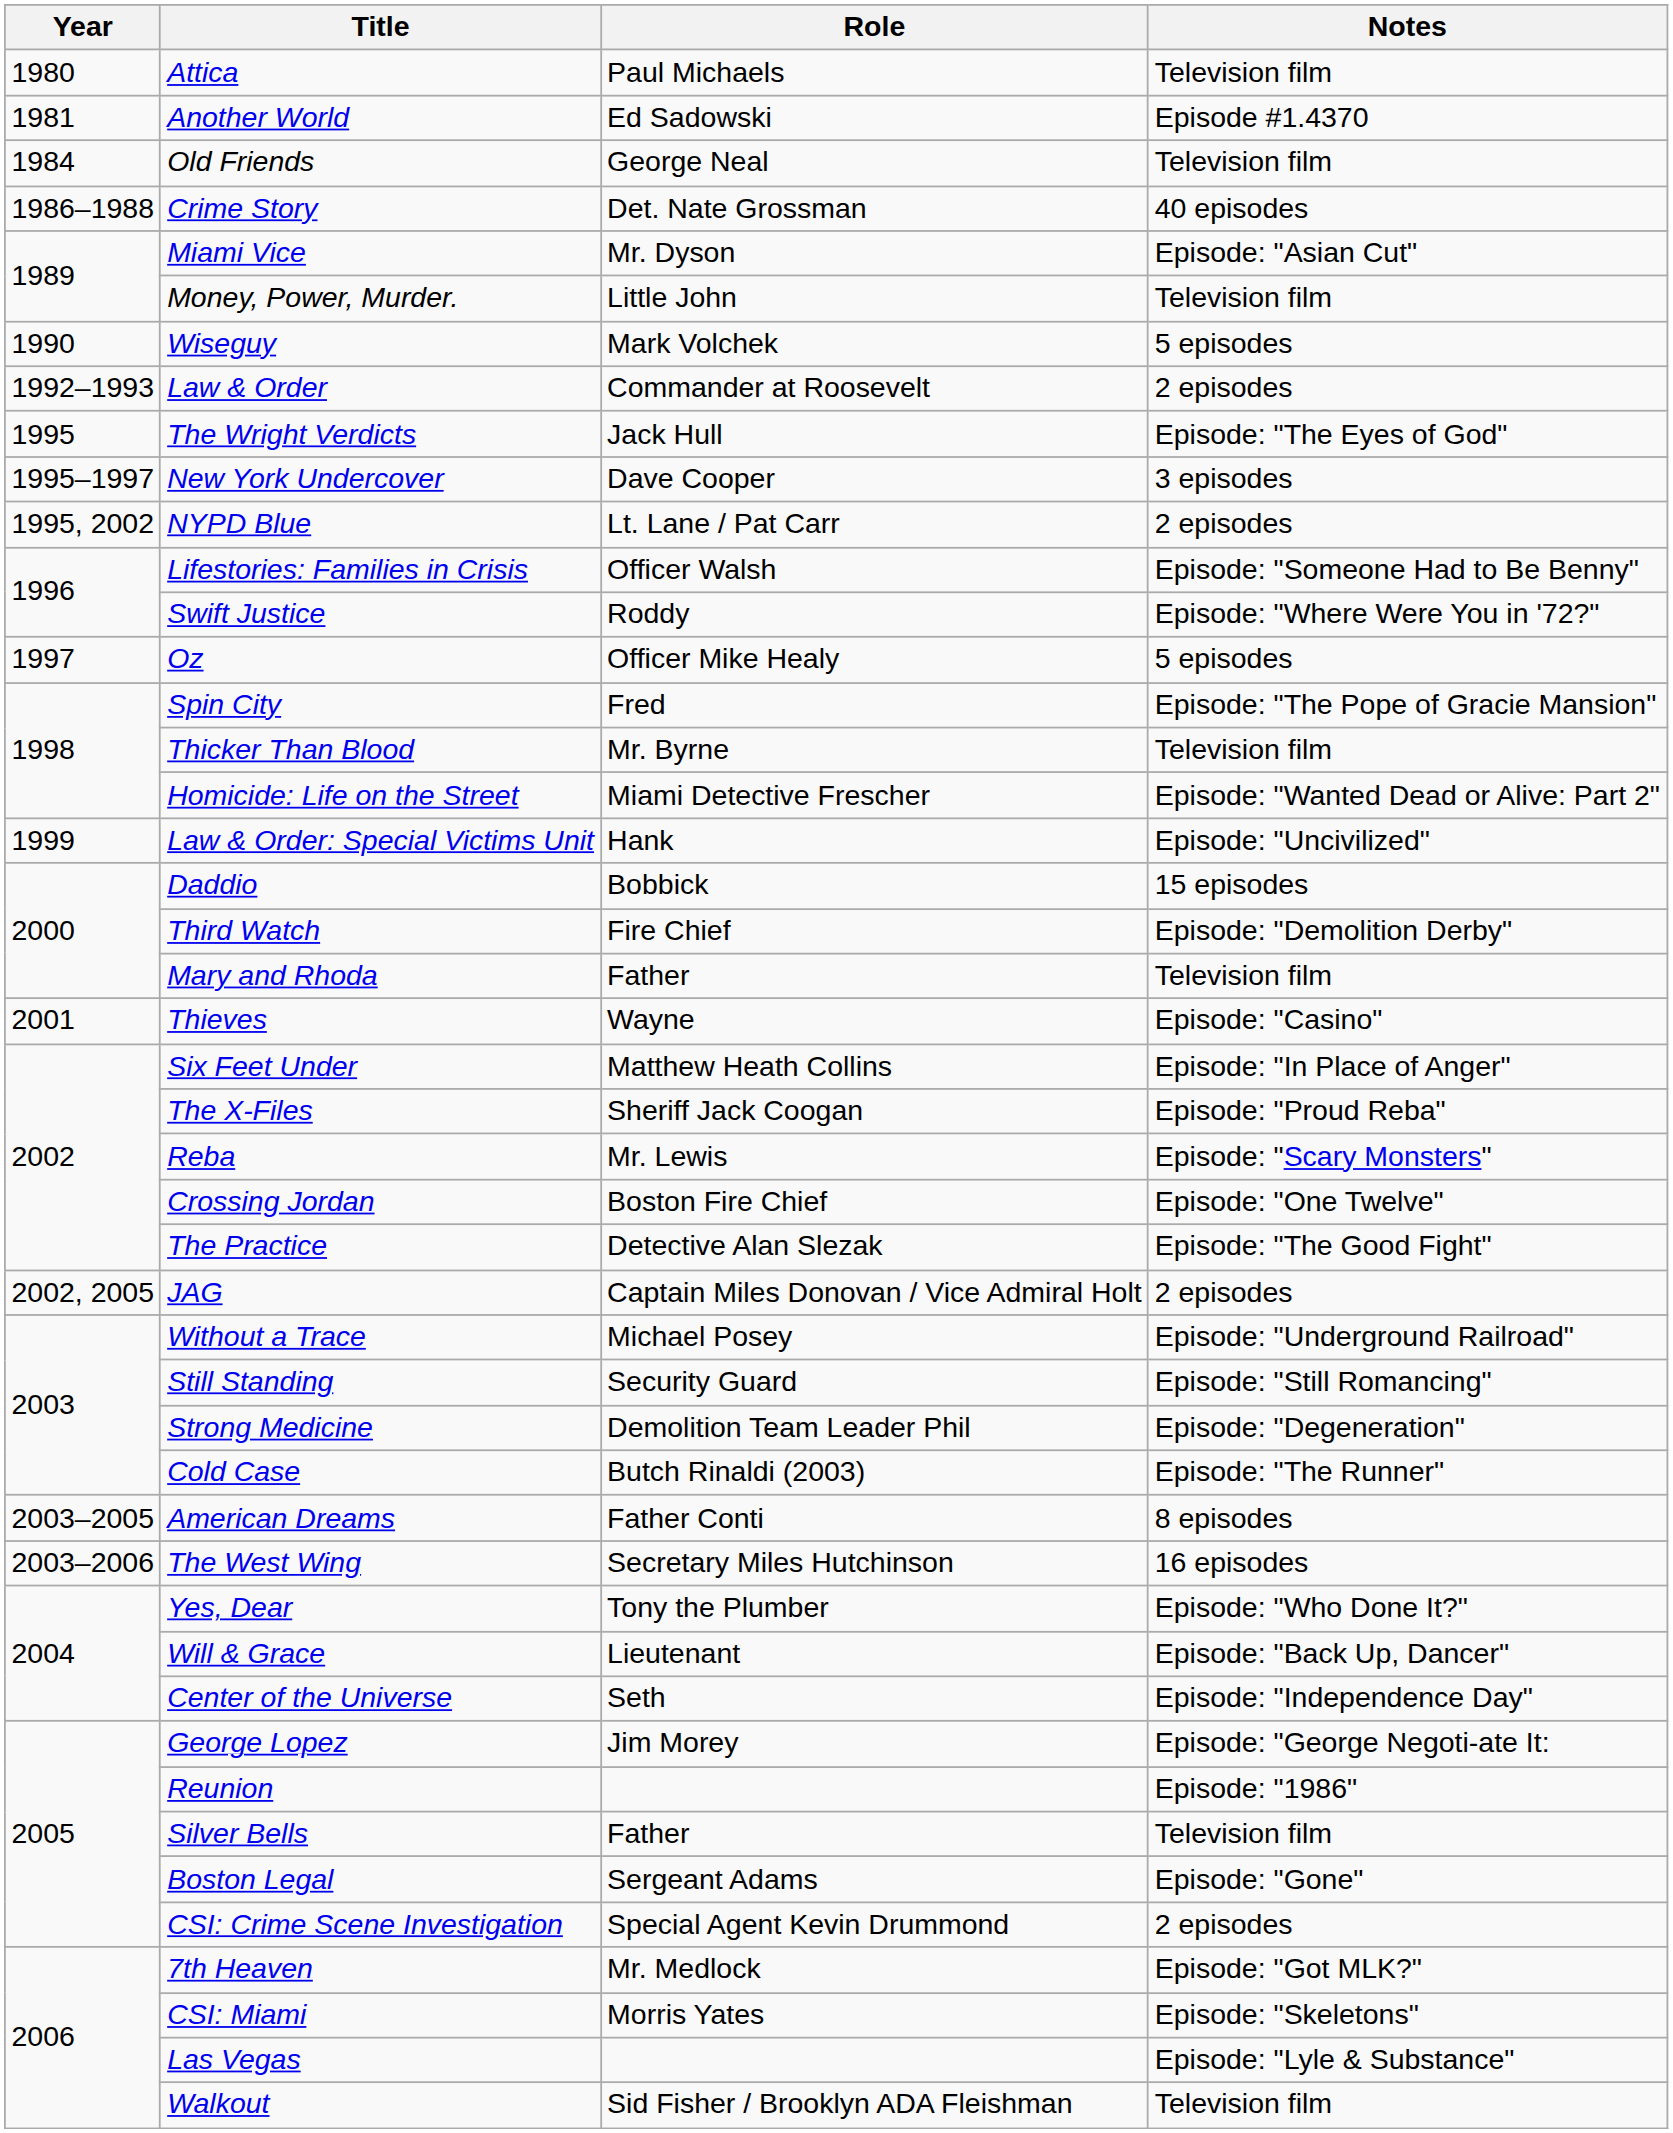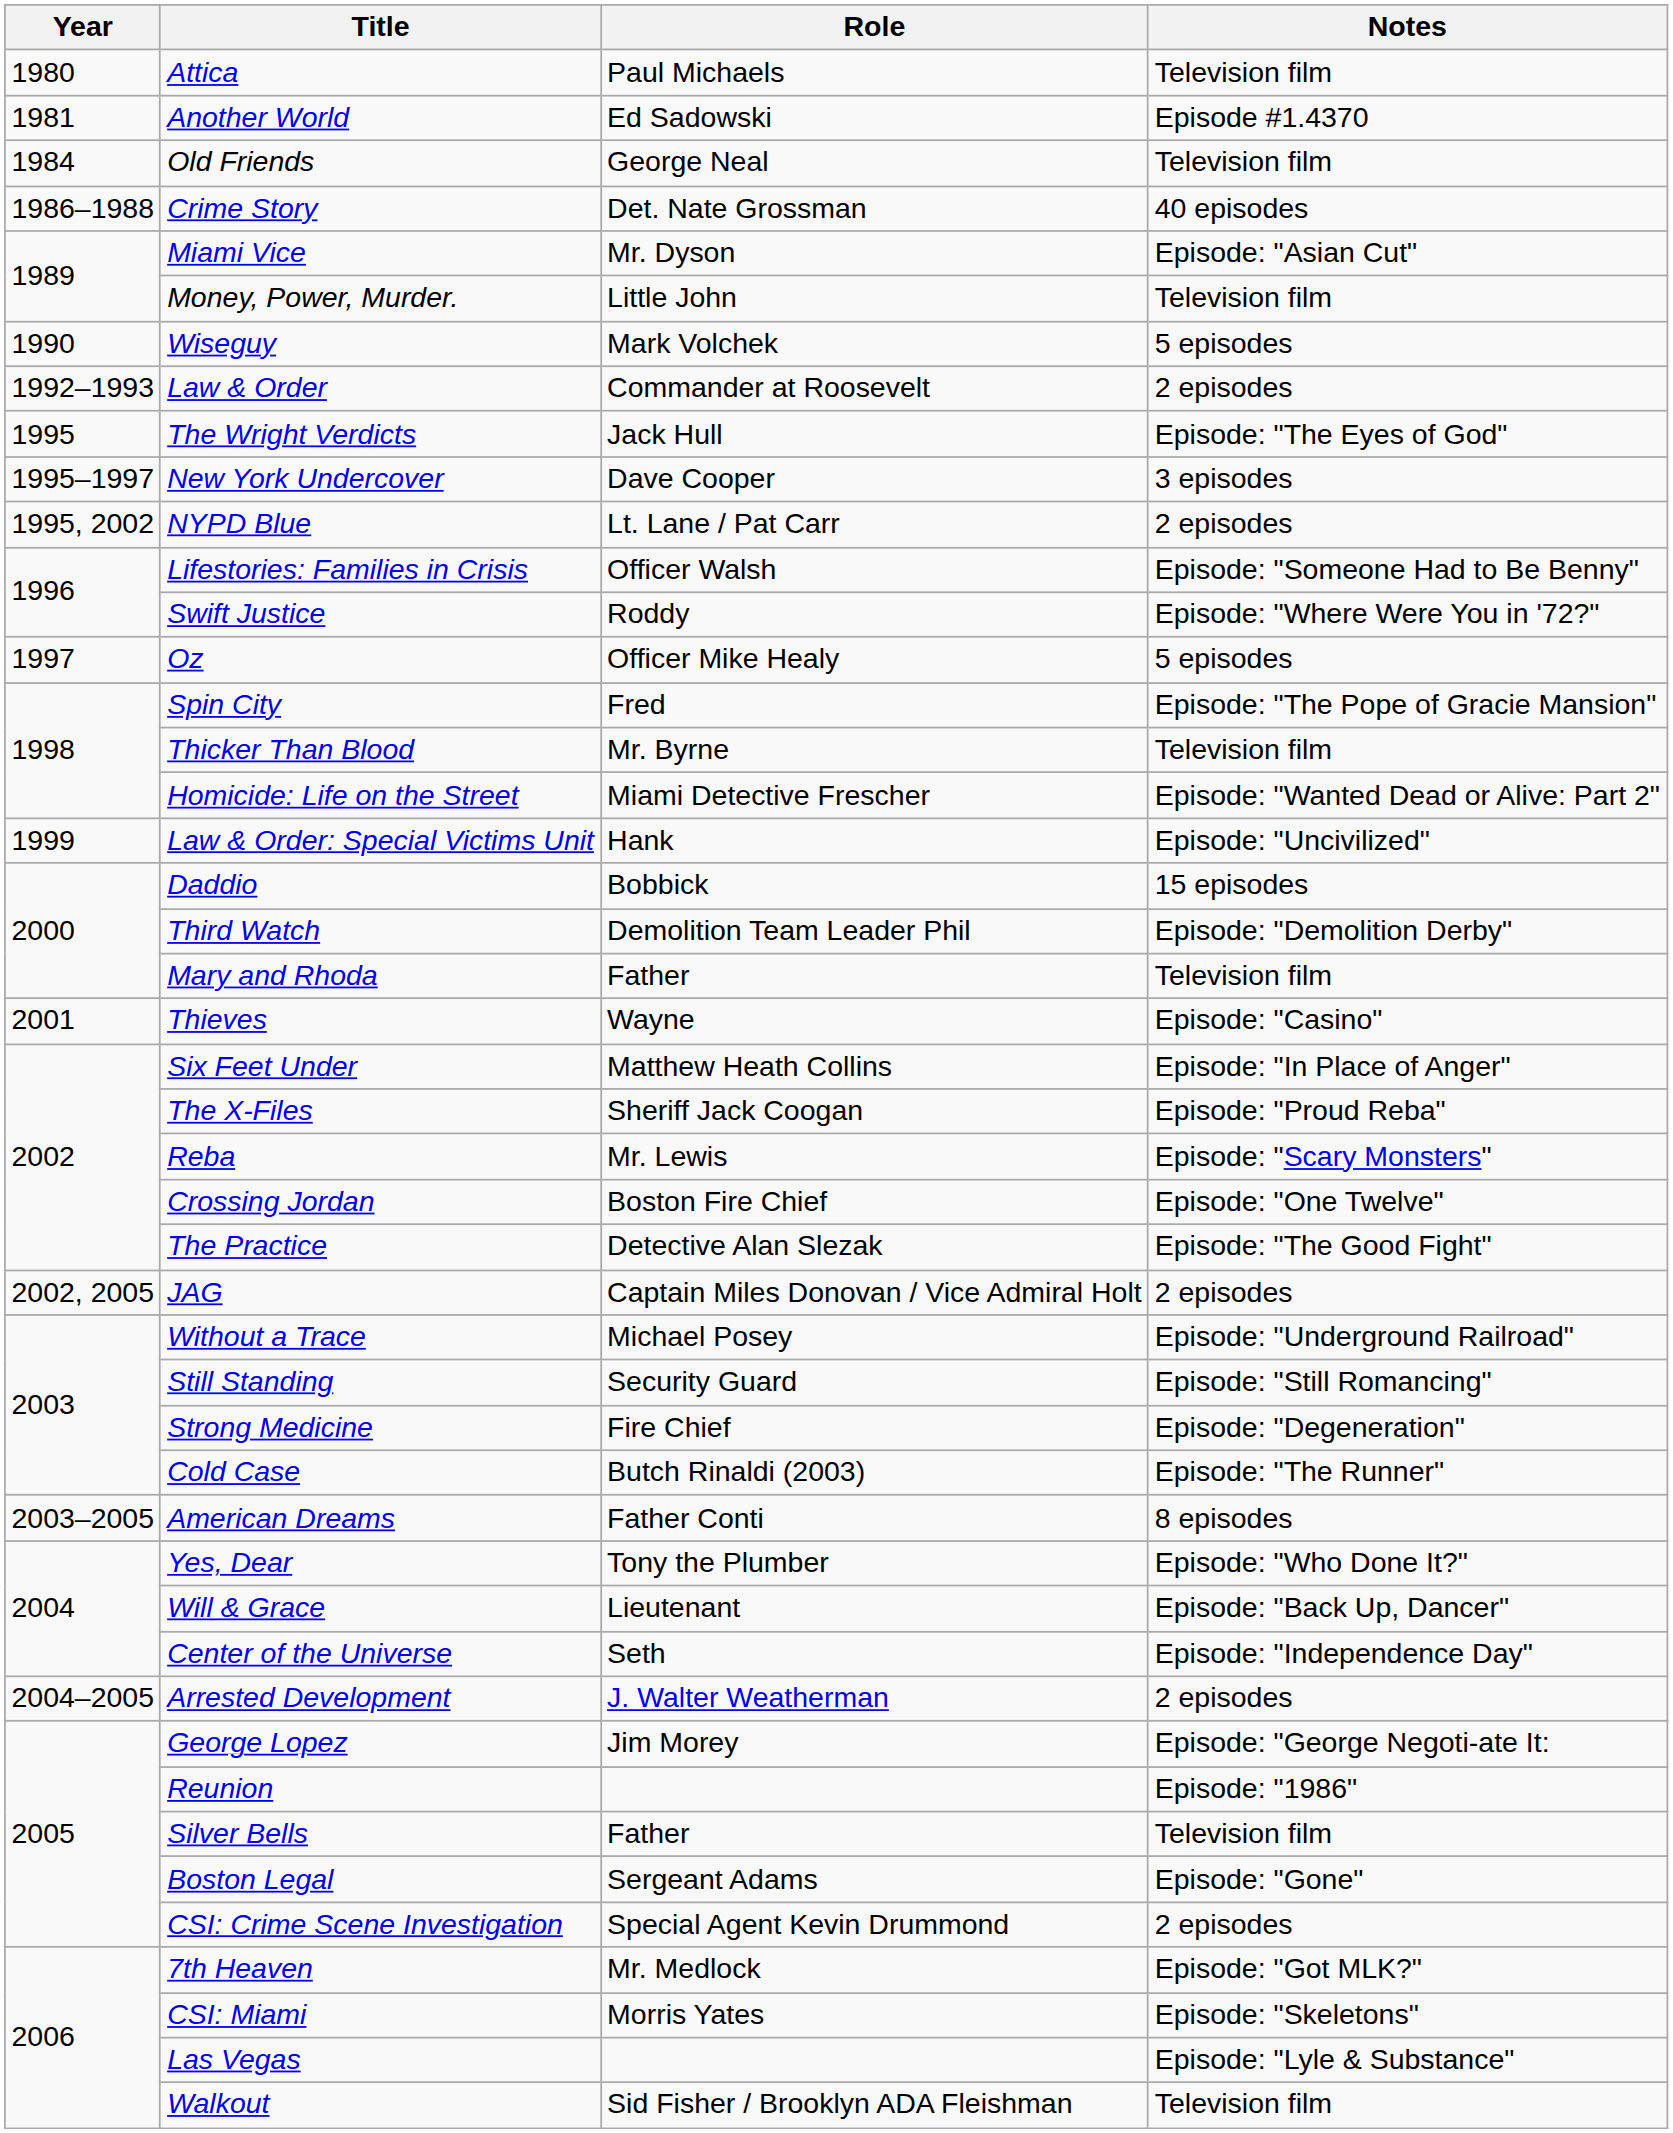(669, 930) Fire Chief -> (789, 930) Demolition Team Leader Phil
(789, 1427) Demolition Team Leader Phil -> (669, 1427) Fire Chief
- row: (264, 1562)
+ row: (309, 1698)
